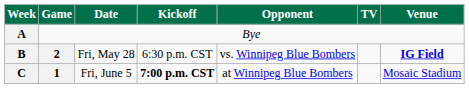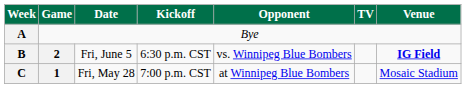(106, 54) Fri, May 28 -> (106, 54) Fri, June 5
(106, 73) Fri, June 5 -> (106, 73) Fri, May 28
(177, 73) bold -> (176, 73) normal
